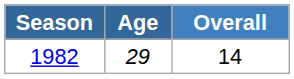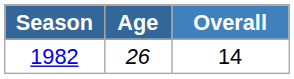(138, 57) 29 -> (138, 57) 26
